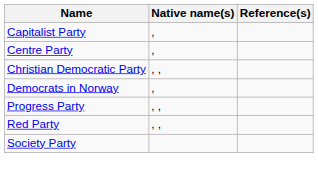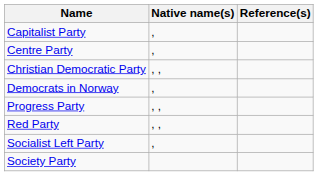+ row: (55, 143)
